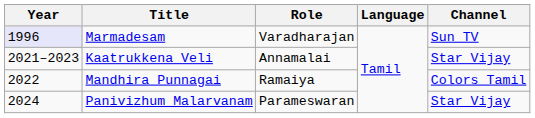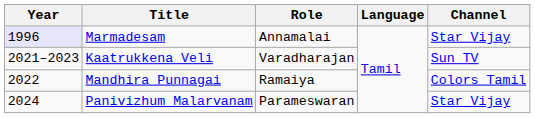(307, 37) Varadharajan -> (295, 37) Annamalai
(455, 37) Sun TV -> (471, 37) Star Vijay
(295, 59) Annamalai -> (307, 59) Varadharajan
(471, 59) Star Vijay -> (455, 59) Sun TV
